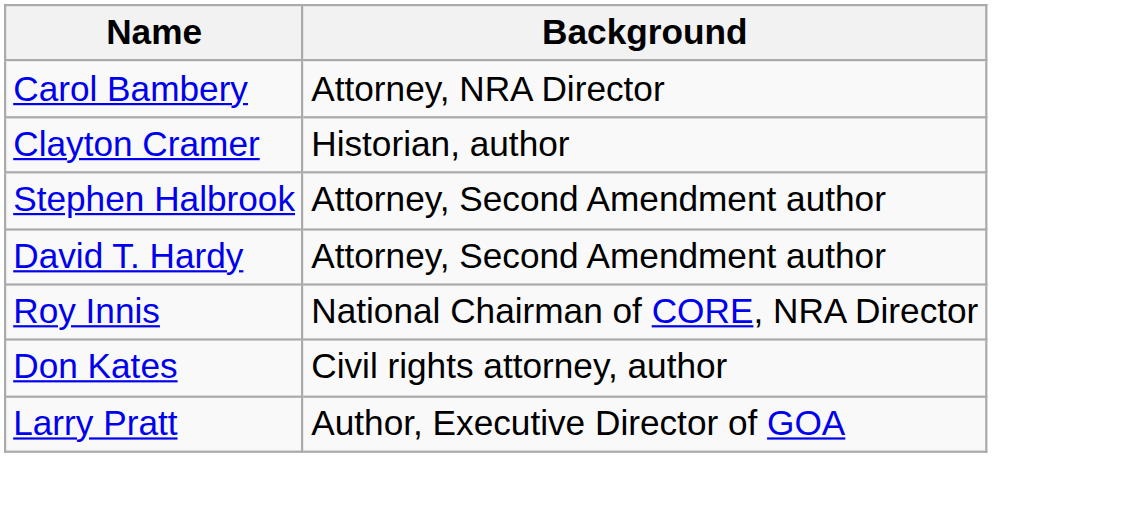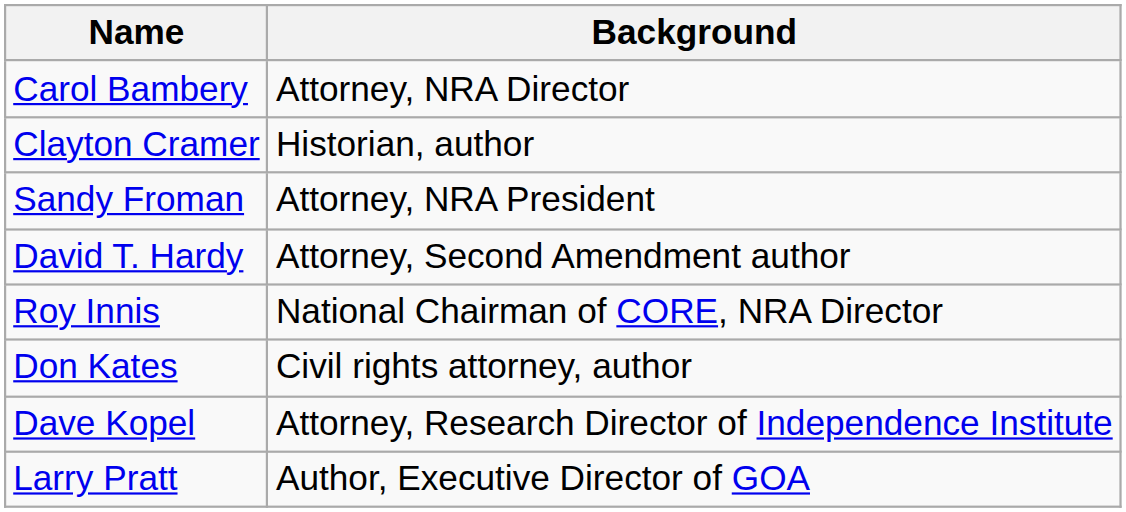+ row: (129, 199)
- row: (154, 199)
+ row: (104, 423)
